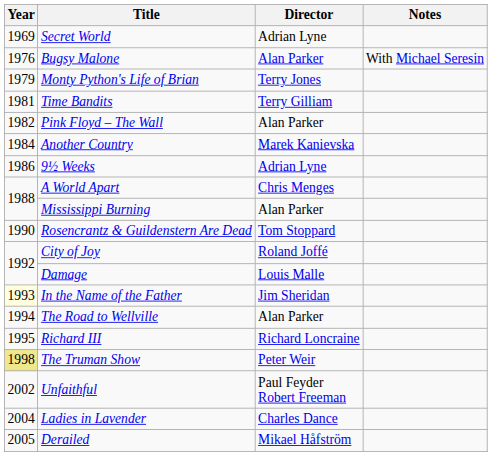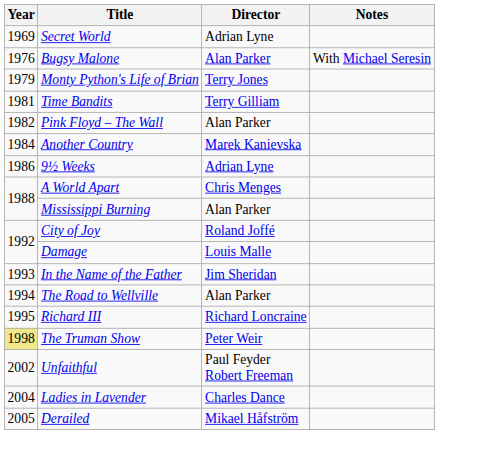- row: (146, 230)
(21, 295) lightyellow background -> (21, 274) no background
